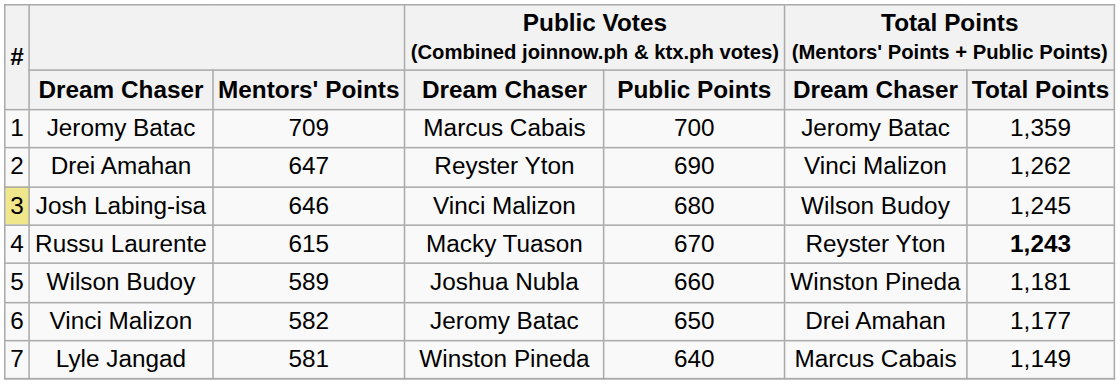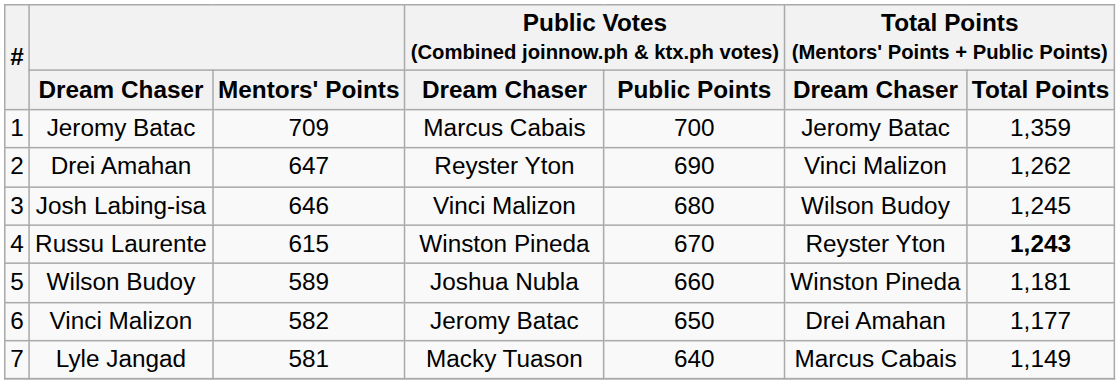(17, 205) khaki background -> (17, 205) no background
(504, 243) Macky Tuason -> (504, 243) Winston Pineda
(504, 359) Winston Pineda -> (504, 359) Macky Tuason
